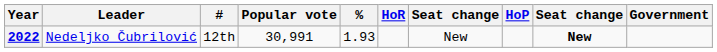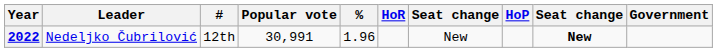(359, 37) 1.93 -> (359, 37) 1.96
